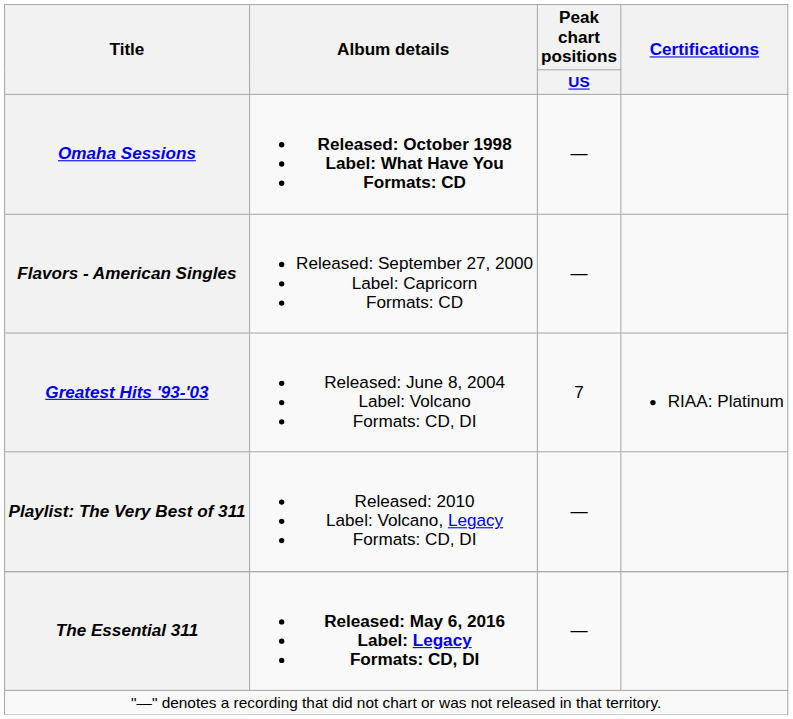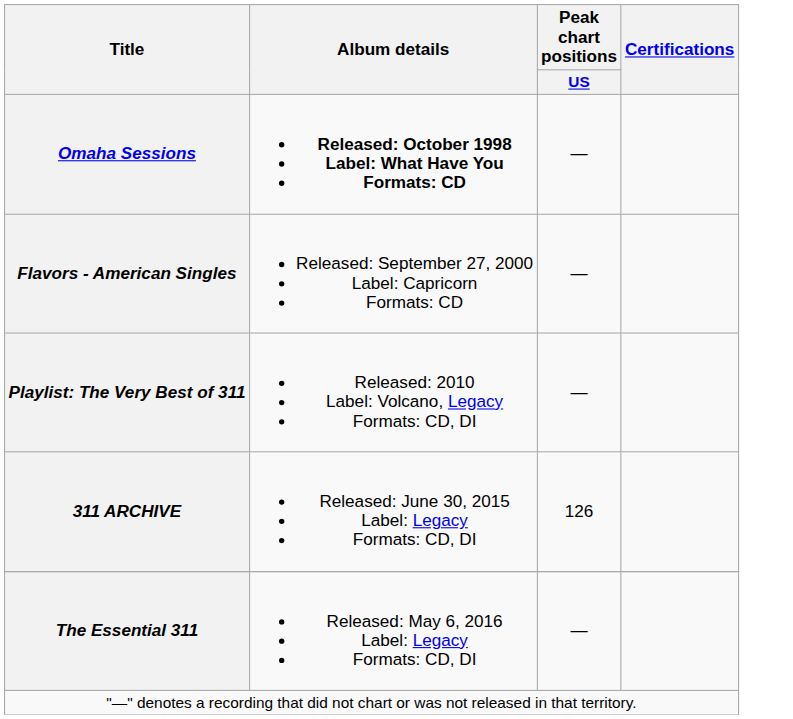- row: (127, 392)
+ row: (127, 511)
(393, 640) bold -> (393, 640) normal
